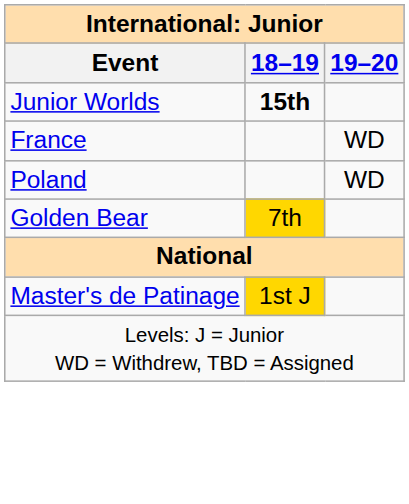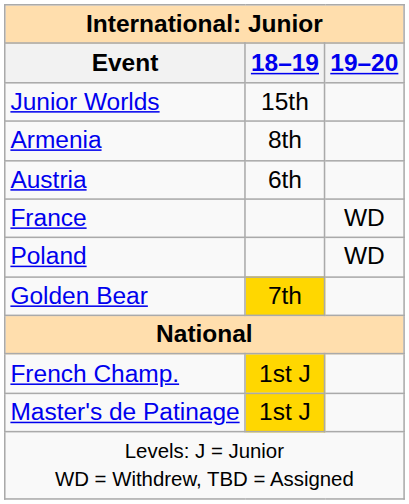(285, 101) bold -> (285, 101) normal
+ row: (56, 140)
+ row: (49, 179)
+ row: (95, 373)
